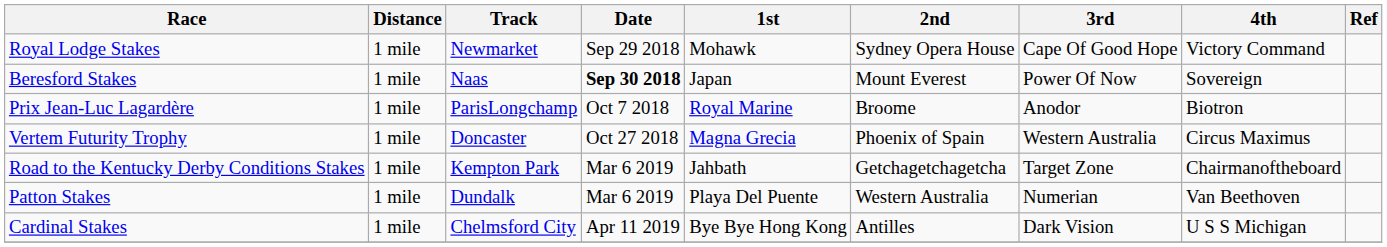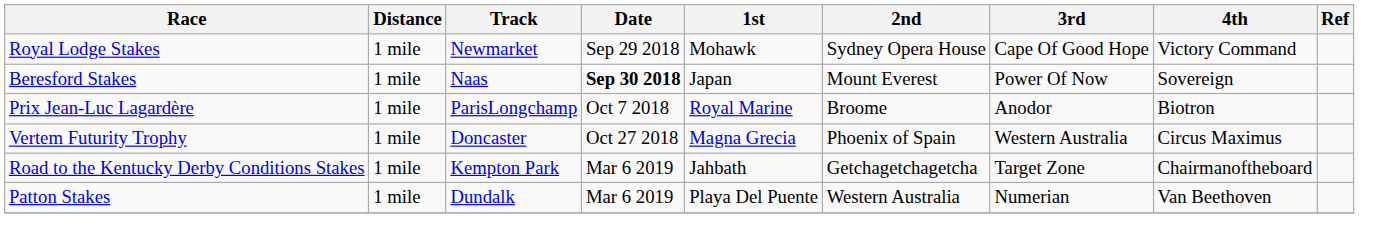- row: (68, 227)
